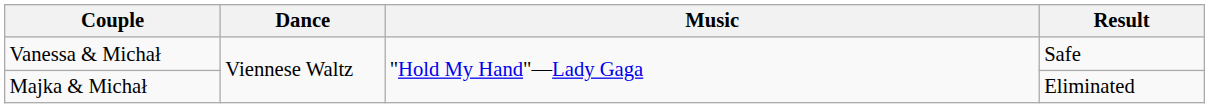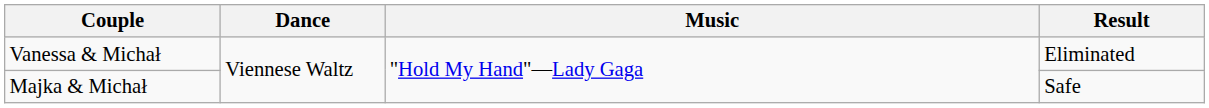(1062, 53) Safe -> (1089, 53) Eliminated
(1089, 86) Eliminated -> (1062, 86) Safe
